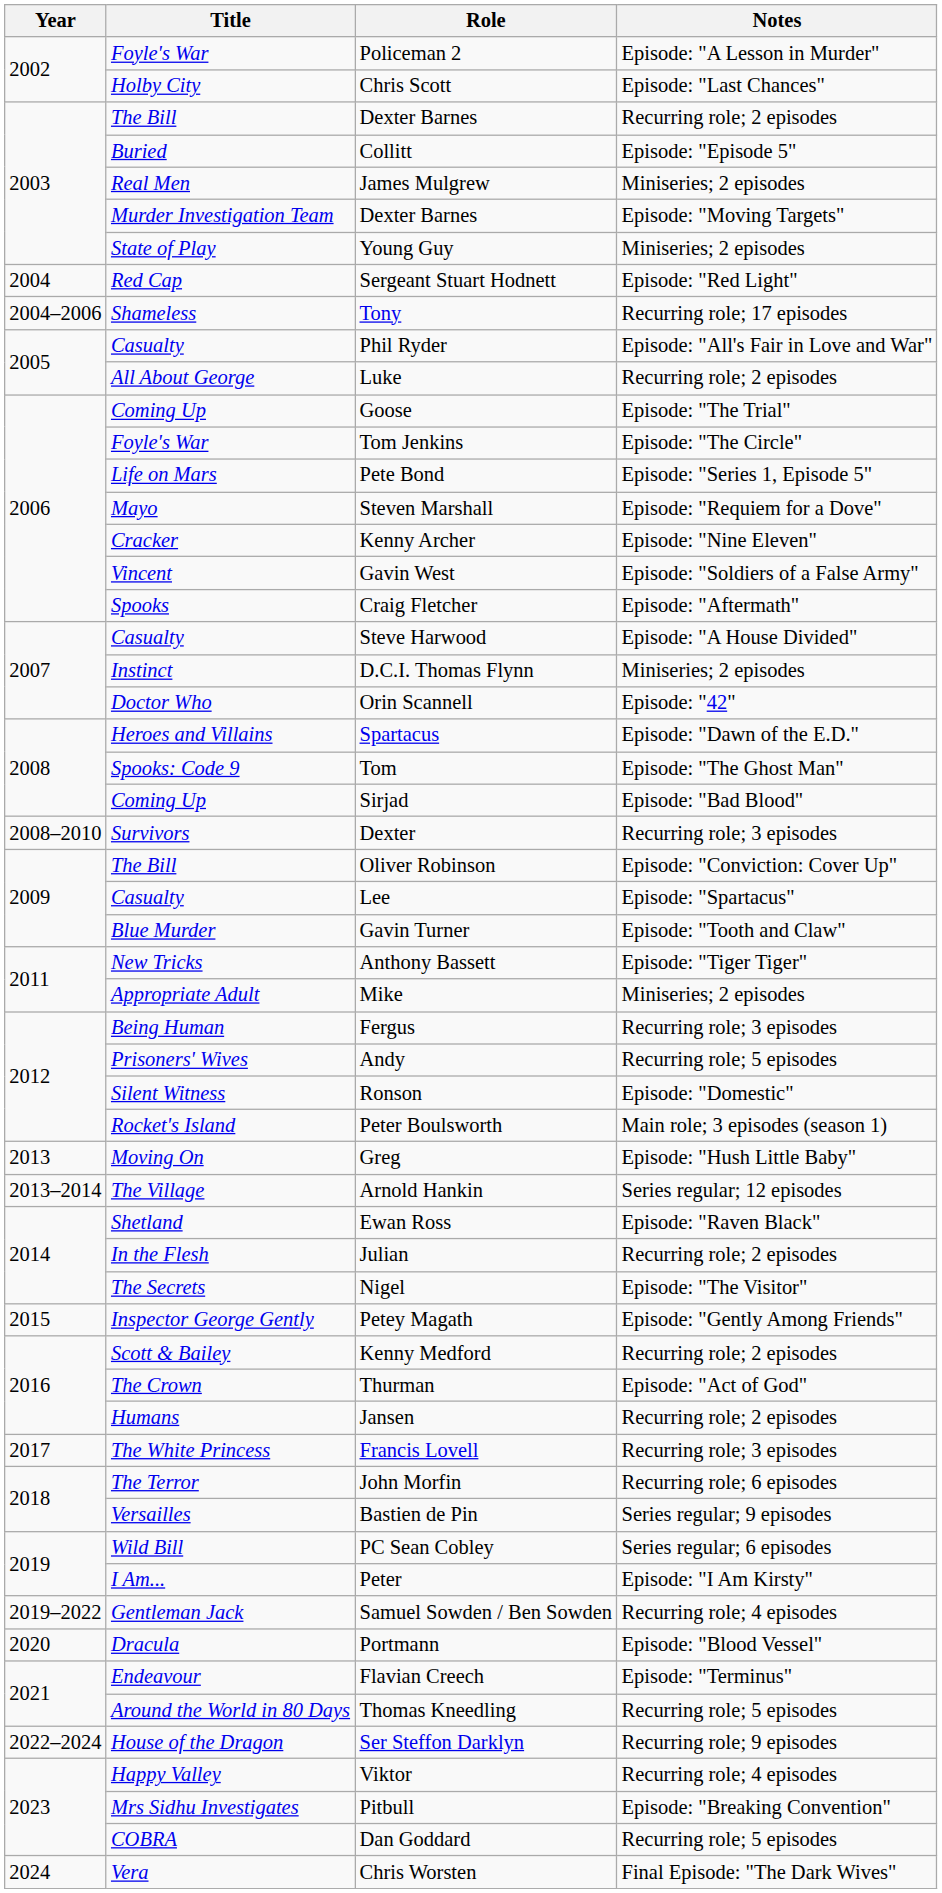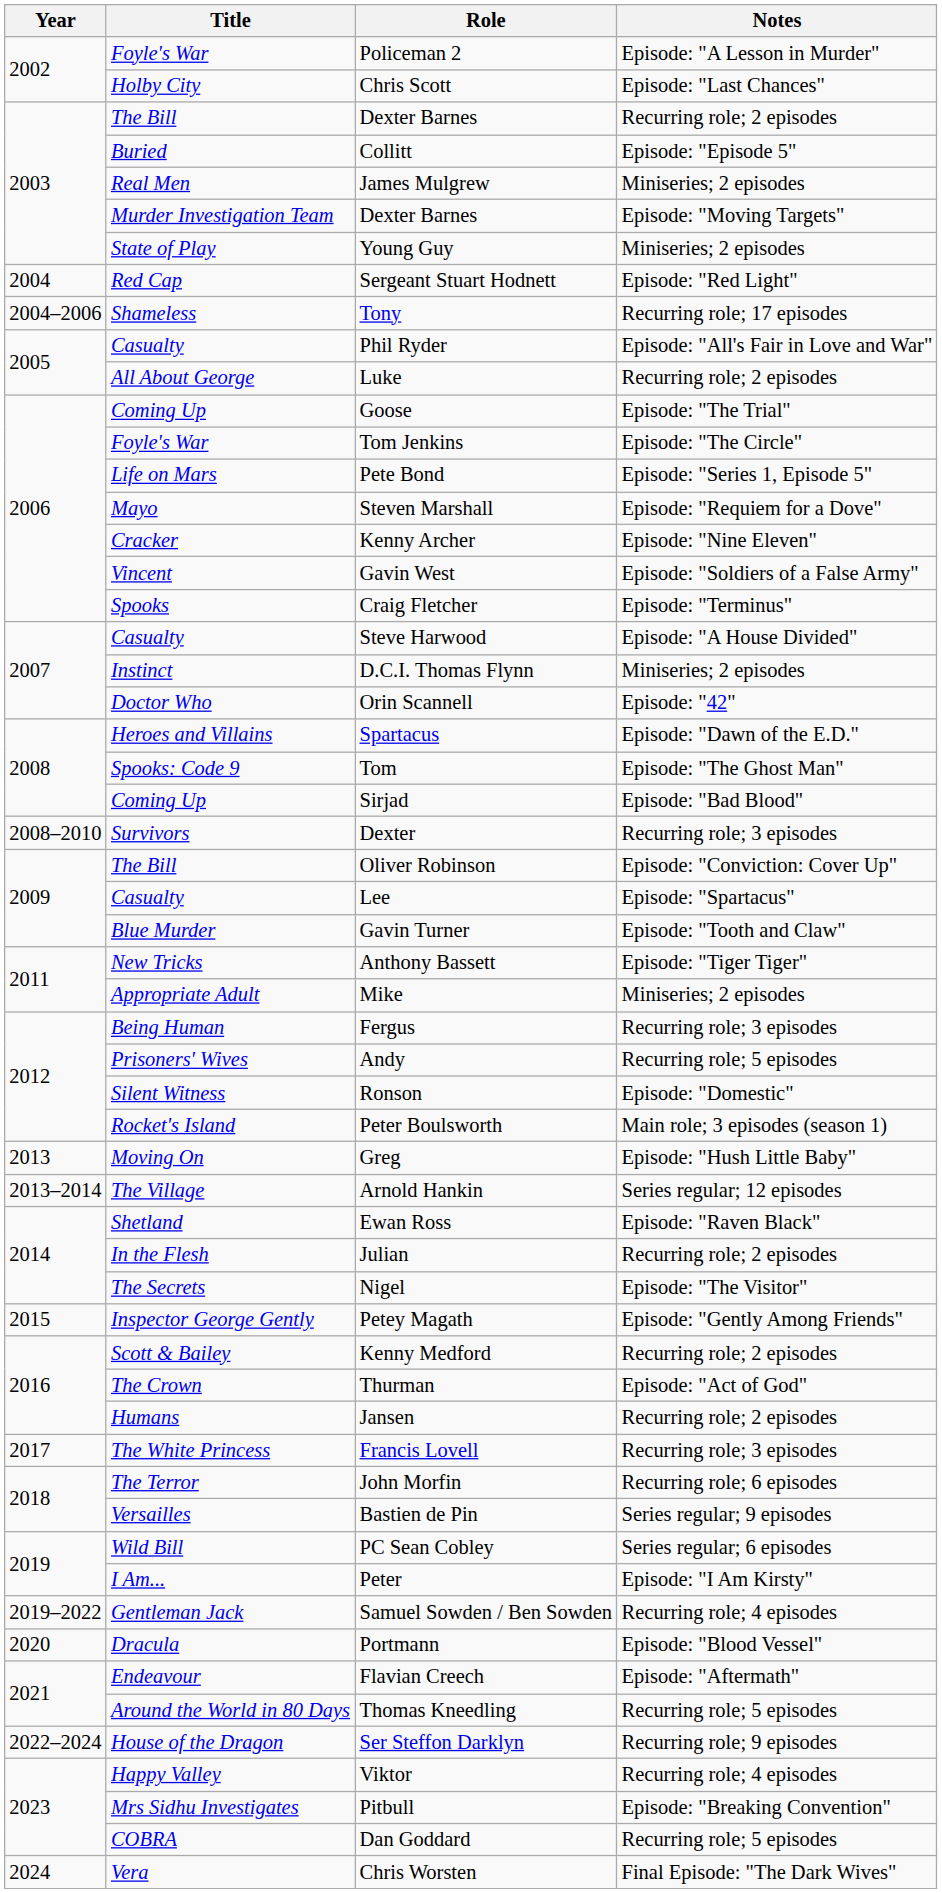(710, 605) Episode: "Aftermath" -> (707, 605) Episode: "Terminus"
(707, 1677) Episode: "Terminus" -> (710, 1677) Episode: "Aftermath"
